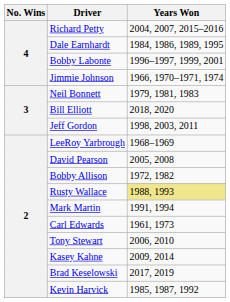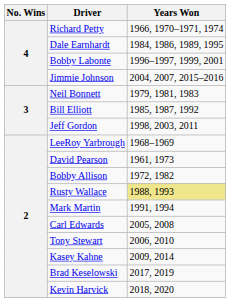(176, 29) 2004, 2007, 2015–2016 -> (176, 29) 1966, 1970–1971, 1974
(176, 77) 1966, 1970–1971, 1974 -> (176, 77) 2004, 2007, 2015–2016
(152, 110) 2018, 2020 -> (164, 110) 1985, 1987, 1992
(152, 159) 2005, 2008 -> (152, 159) 1961, 1973
(152, 224) 1961, 1973 -> (152, 224) 2005, 2008
(164, 289) 1985, 1987, 1992 -> (152, 289) 2018, 2020
